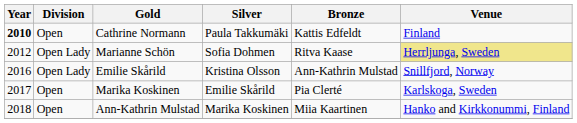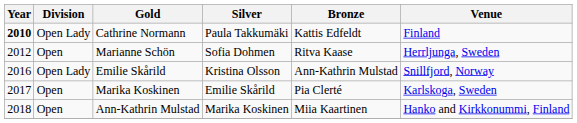(50, 33) Open -> (63, 33) Open Lady
(63, 52) Open Lady -> (50, 52) Open
(451, 52) khaki background -> (451, 52) no background
